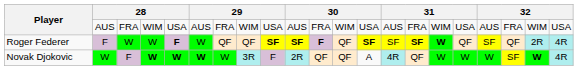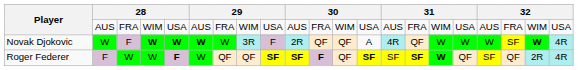rows swapped: (38, 42) <-> (40, 57)
